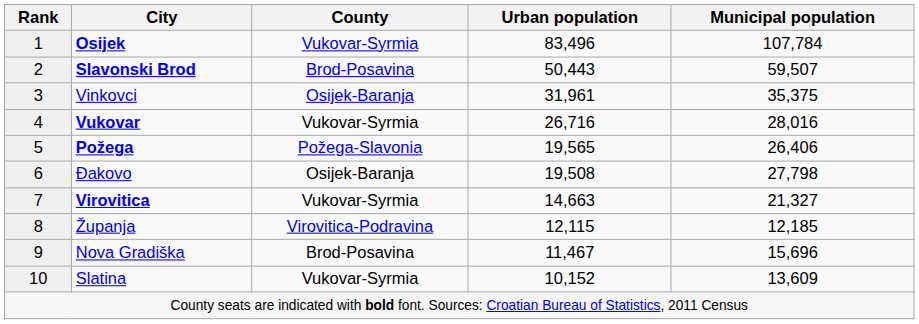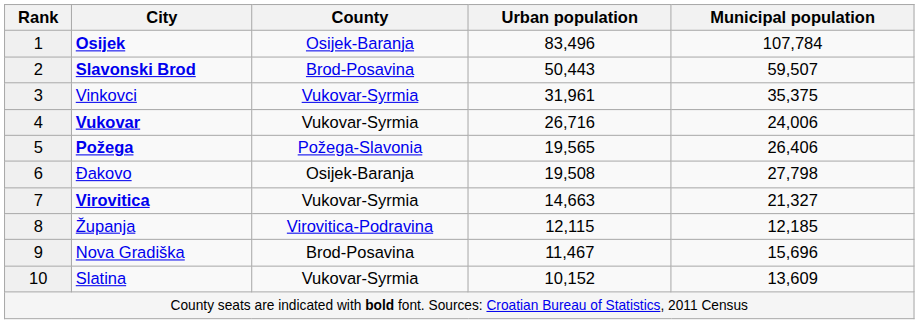(360, 43) Vukovar-Syrmia -> (360, 43) Osijek-Baranja
(360, 95) Osijek-Baranja -> (360, 95) Vukovar-Syrmia
(793, 122) 28,016 -> (793, 122) 24,006
